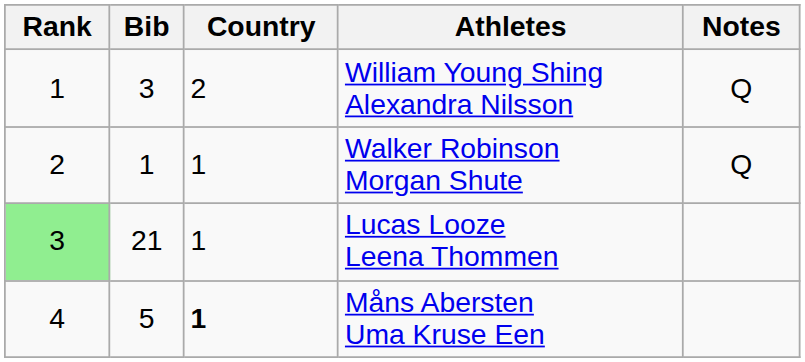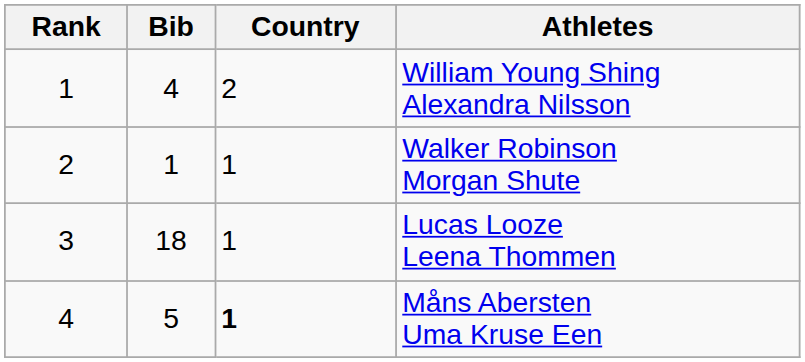- column: (741, 26)
(147, 87) 3 -> (171, 87) 4
(57, 241) lightgreen background -> (66, 241) no background
(147, 241) 21 -> (171, 241) 18
